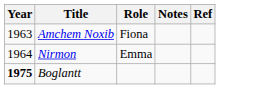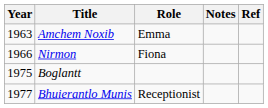(134, 34) Fiona -> (154, 34) Emma
(20, 53) 1964 -> (20, 53) 1966
(136, 53) Emma -> (152, 53) Fiona
(20, 73) bold -> (20, 73) normal
+ row: (85, 93)
